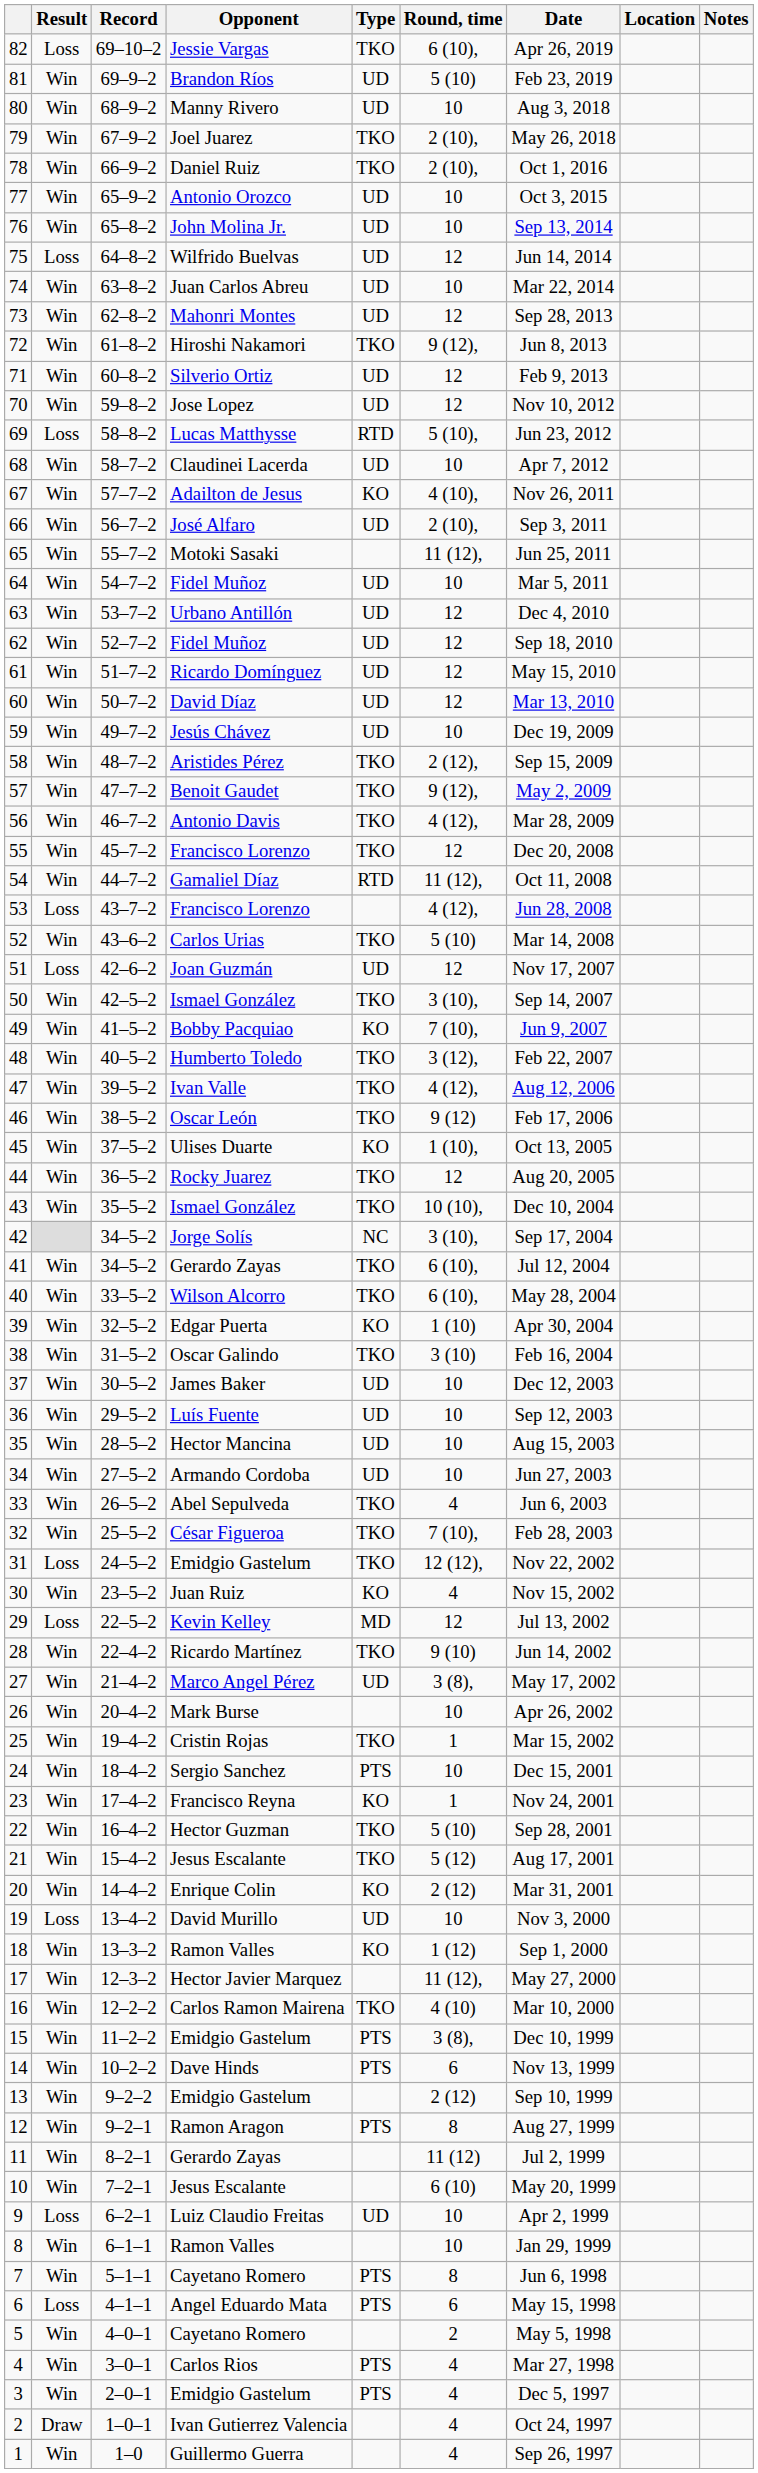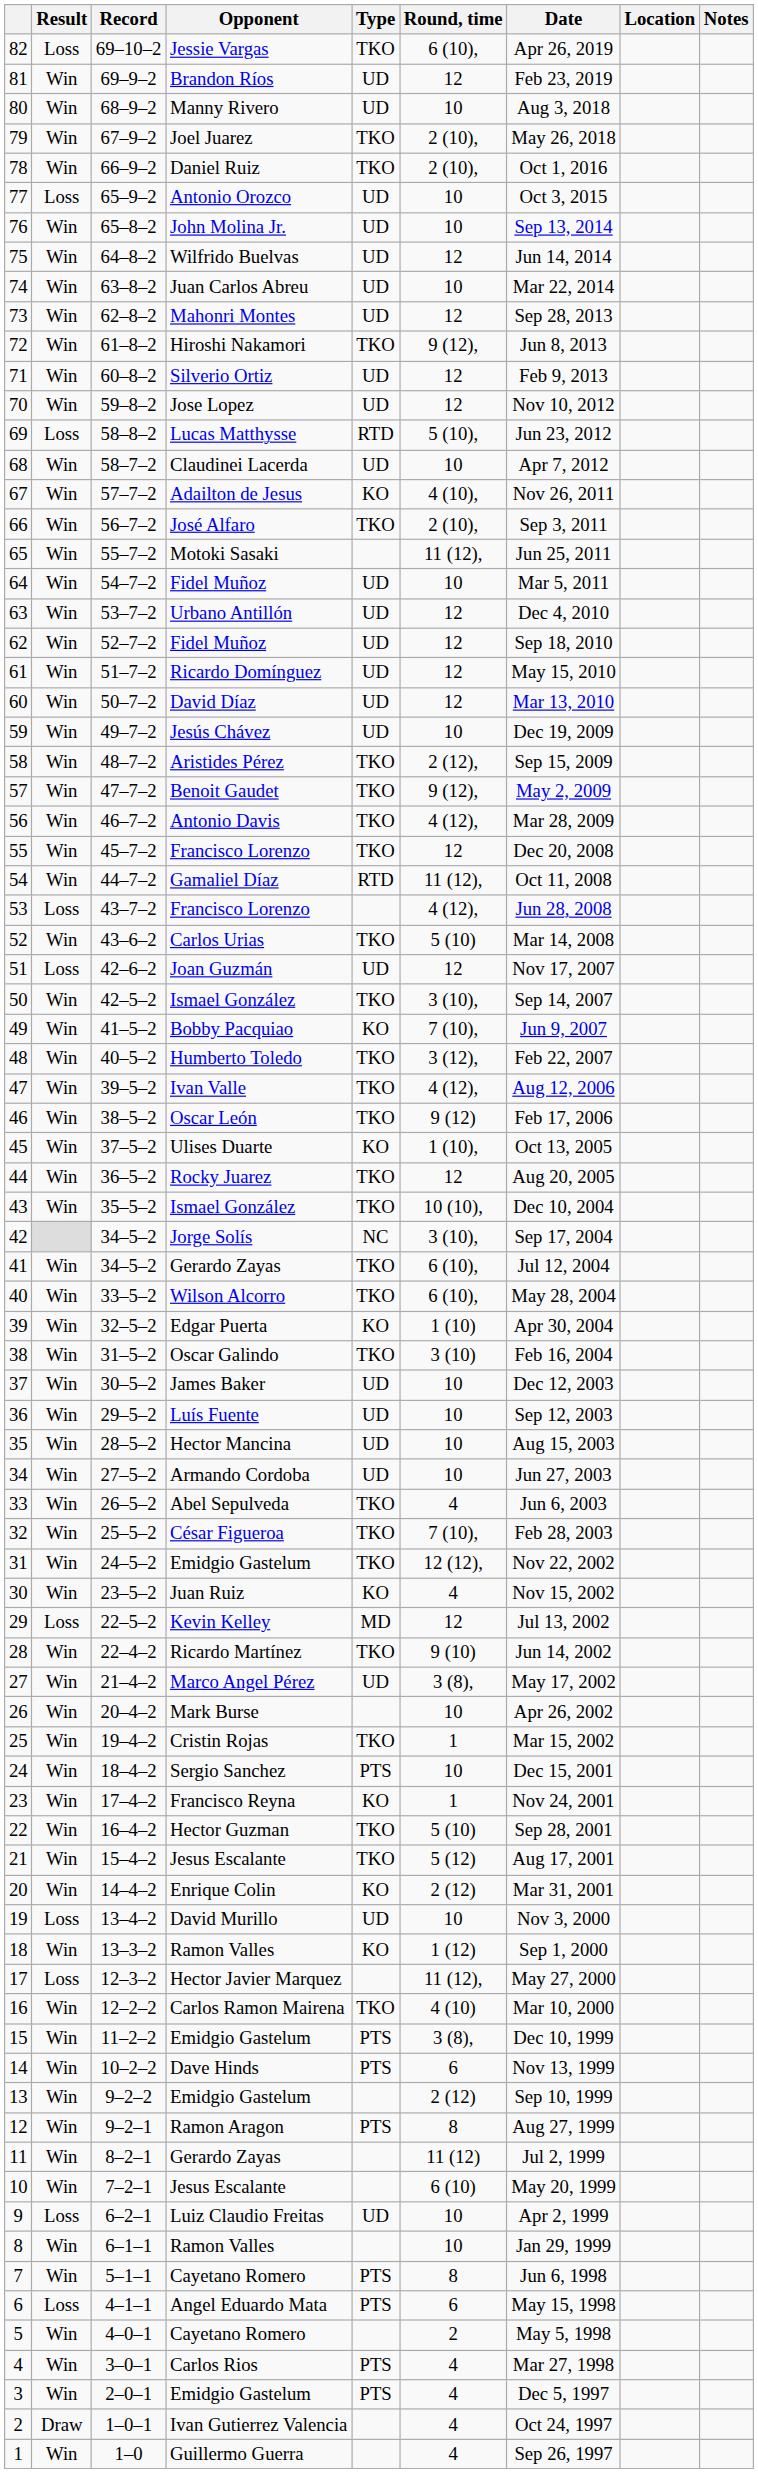(453, 78) 5 (10) -> (453, 78) 12
(62, 197) Win -> (62, 197) Loss
(62, 256) Loss -> (62, 256) Win
(376, 524) UD -> (376, 524) TKO
(62, 1563) Loss -> (62, 1563) Win
(62, 1978) Win -> (62, 1978) Loss
